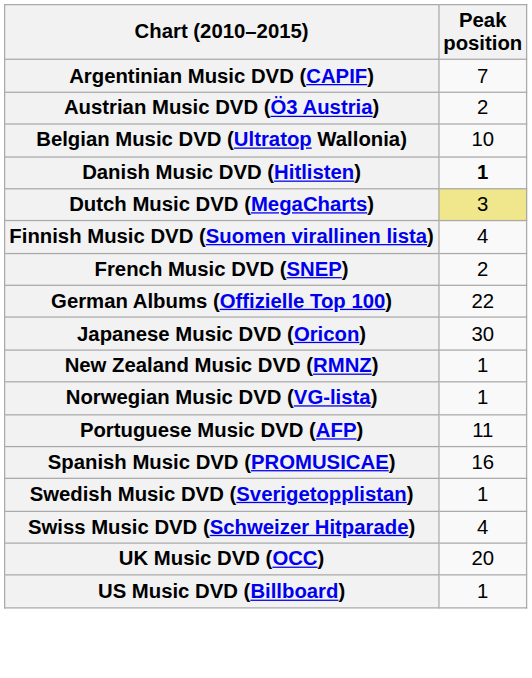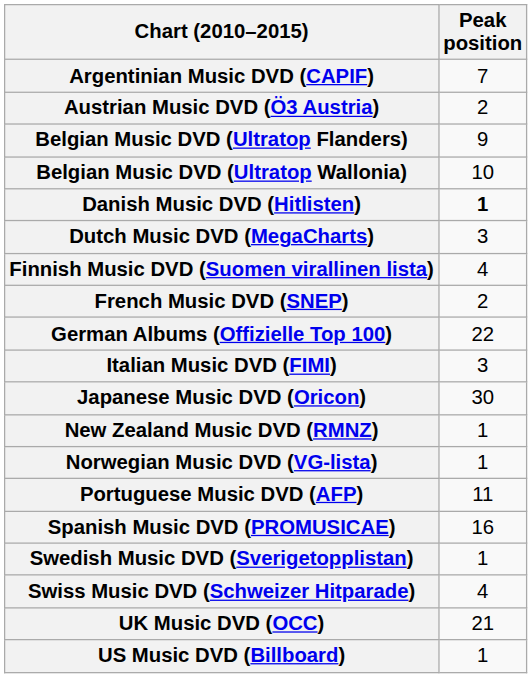+ row: (222, 140)
(483, 204) khaki background -> (483, 236) no background
+ row: (222, 365)
(483, 559) 20 -> (483, 623) 21
